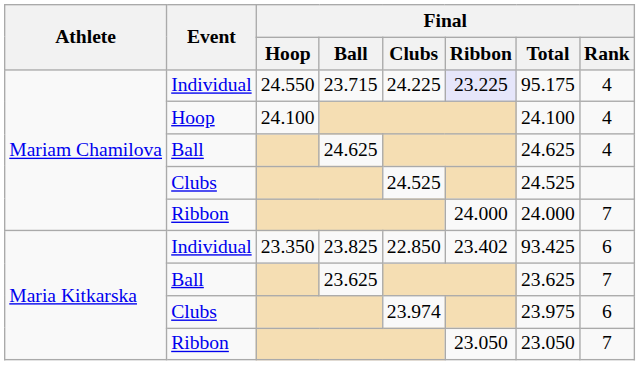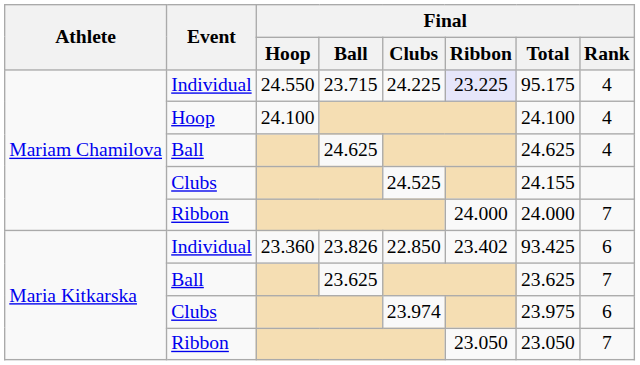(548, 182) 24.525 -> (548, 182) 24.155
(288, 247) 23.350 -> (288, 247) 23.360
(351, 247) 23.825 -> (351, 247) 23.826
